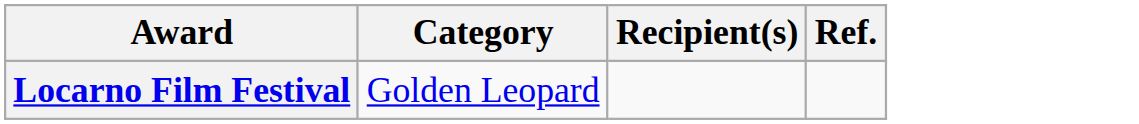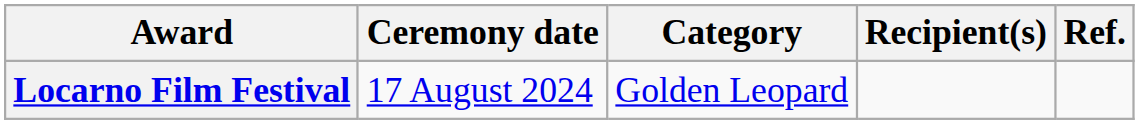+ column: (483, 32)
